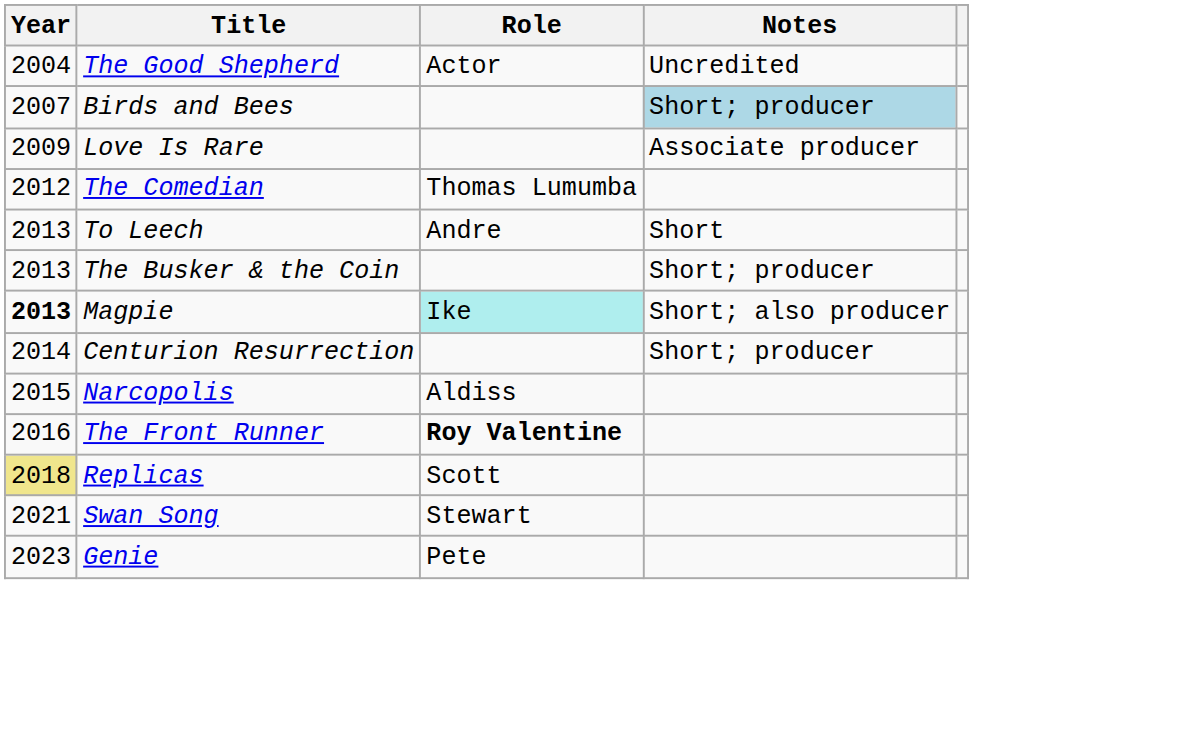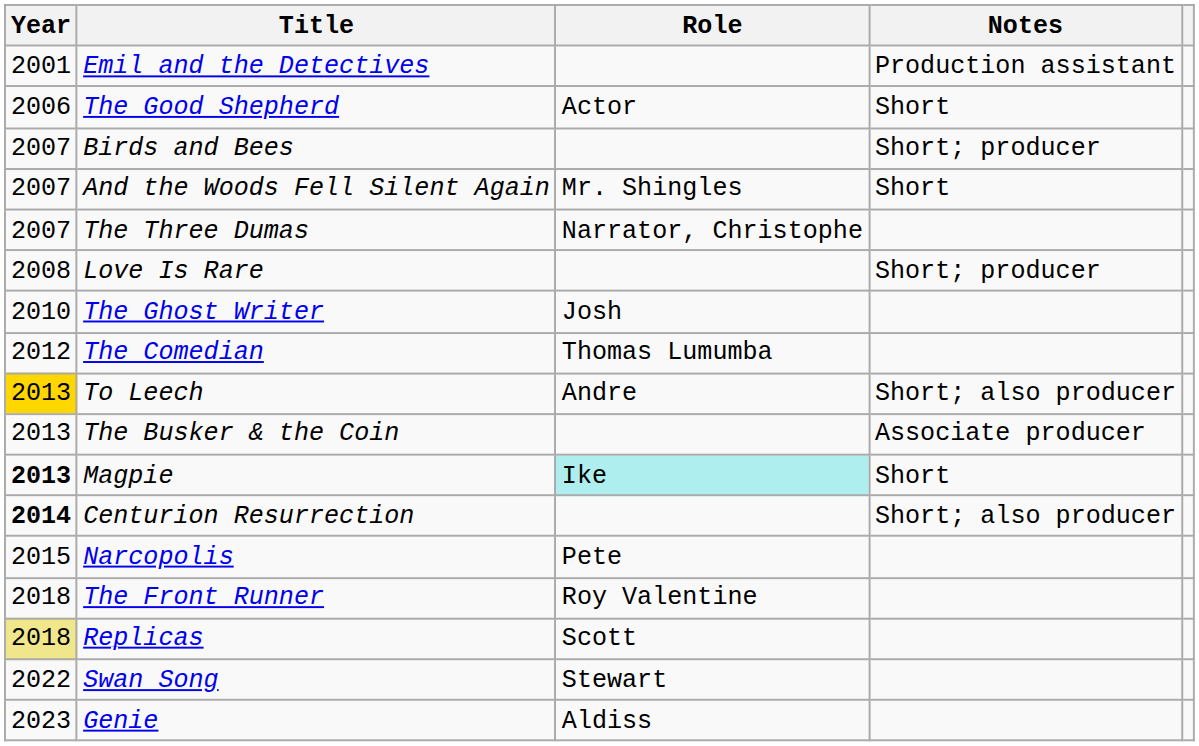+ row: (256, 66)
(41, 66) 2004 -> (41, 107) 2006
(724, 66) Uncredited -> (913, 107) Short
(762, 107) lightblue background -> (988, 148) no background
+ row: (317, 189)
+ row: (196, 230)
(41, 148) 2009 -> (41, 271) 2008
(785, 148) Associate producer -> (988, 271) Short; producer
+ row: (204, 312)
(41, 230) no background -> (41, 393) gold background
(687, 230) Short -> (1025, 393) Short; also producer
(762, 271) Short; producer -> (1010, 434) Associate producer
(800, 312) Short; also producer -> (913, 475) Short
(41, 353) normal -> (41, 516) bold
(762, 353) Short; producer -> (1025, 516) Short; also producer
(472, 393) Aldiss -> (592, 557) Pete
(41, 434) 2016 -> (41, 598) 2018
(524, 434) bold -> (660, 598) normal
(41, 516) 2021 -> (41, 680) 2022
(456, 557) Pete -> (607, 721) Aldiss
